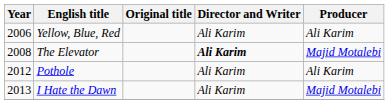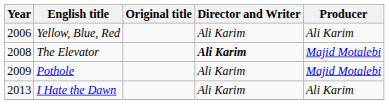(19, 71) 2012 -> (19, 71) 2009
(330, 71) Ali Karim -> (344, 71) Majid Motalebi
(344, 90) Majid Motalebi -> (330, 90) Ali Karim
